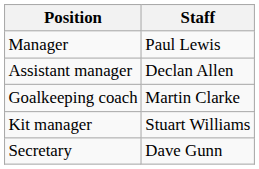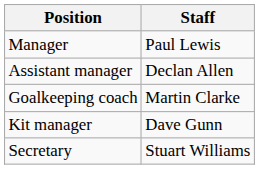(198, 124) Stuart Williams -> (184, 124) Dave Gunn
(184, 151) Dave Gunn -> (198, 151) Stuart Williams
